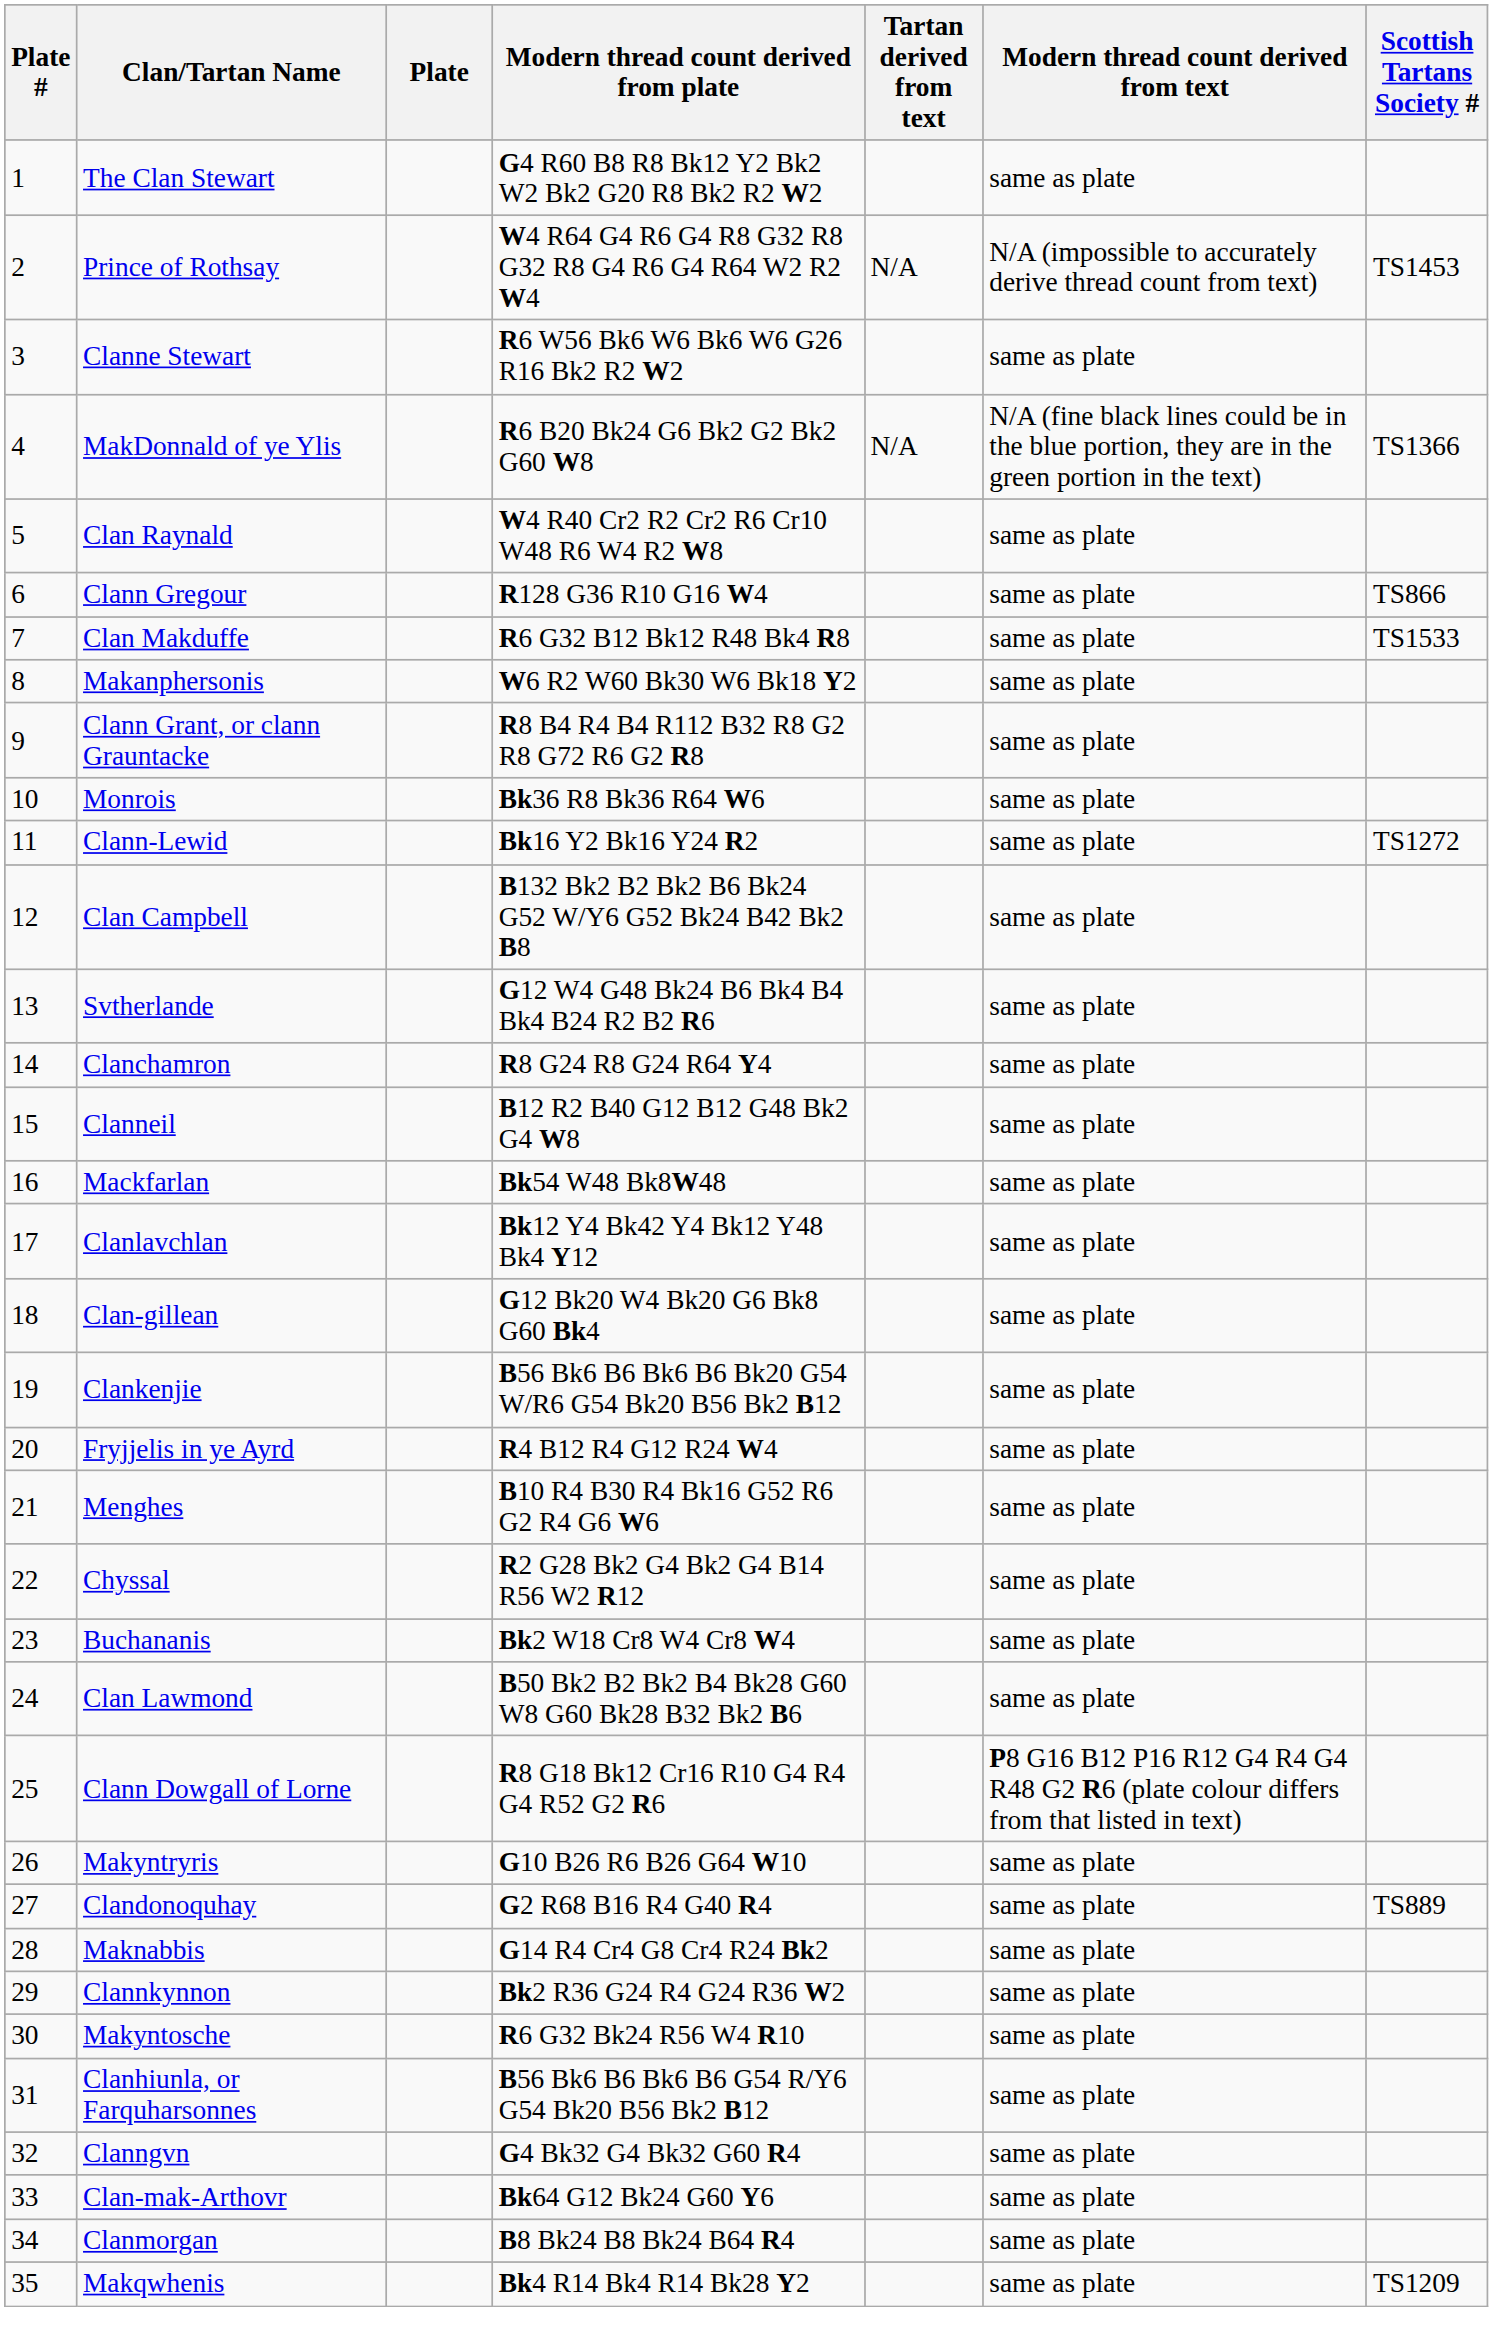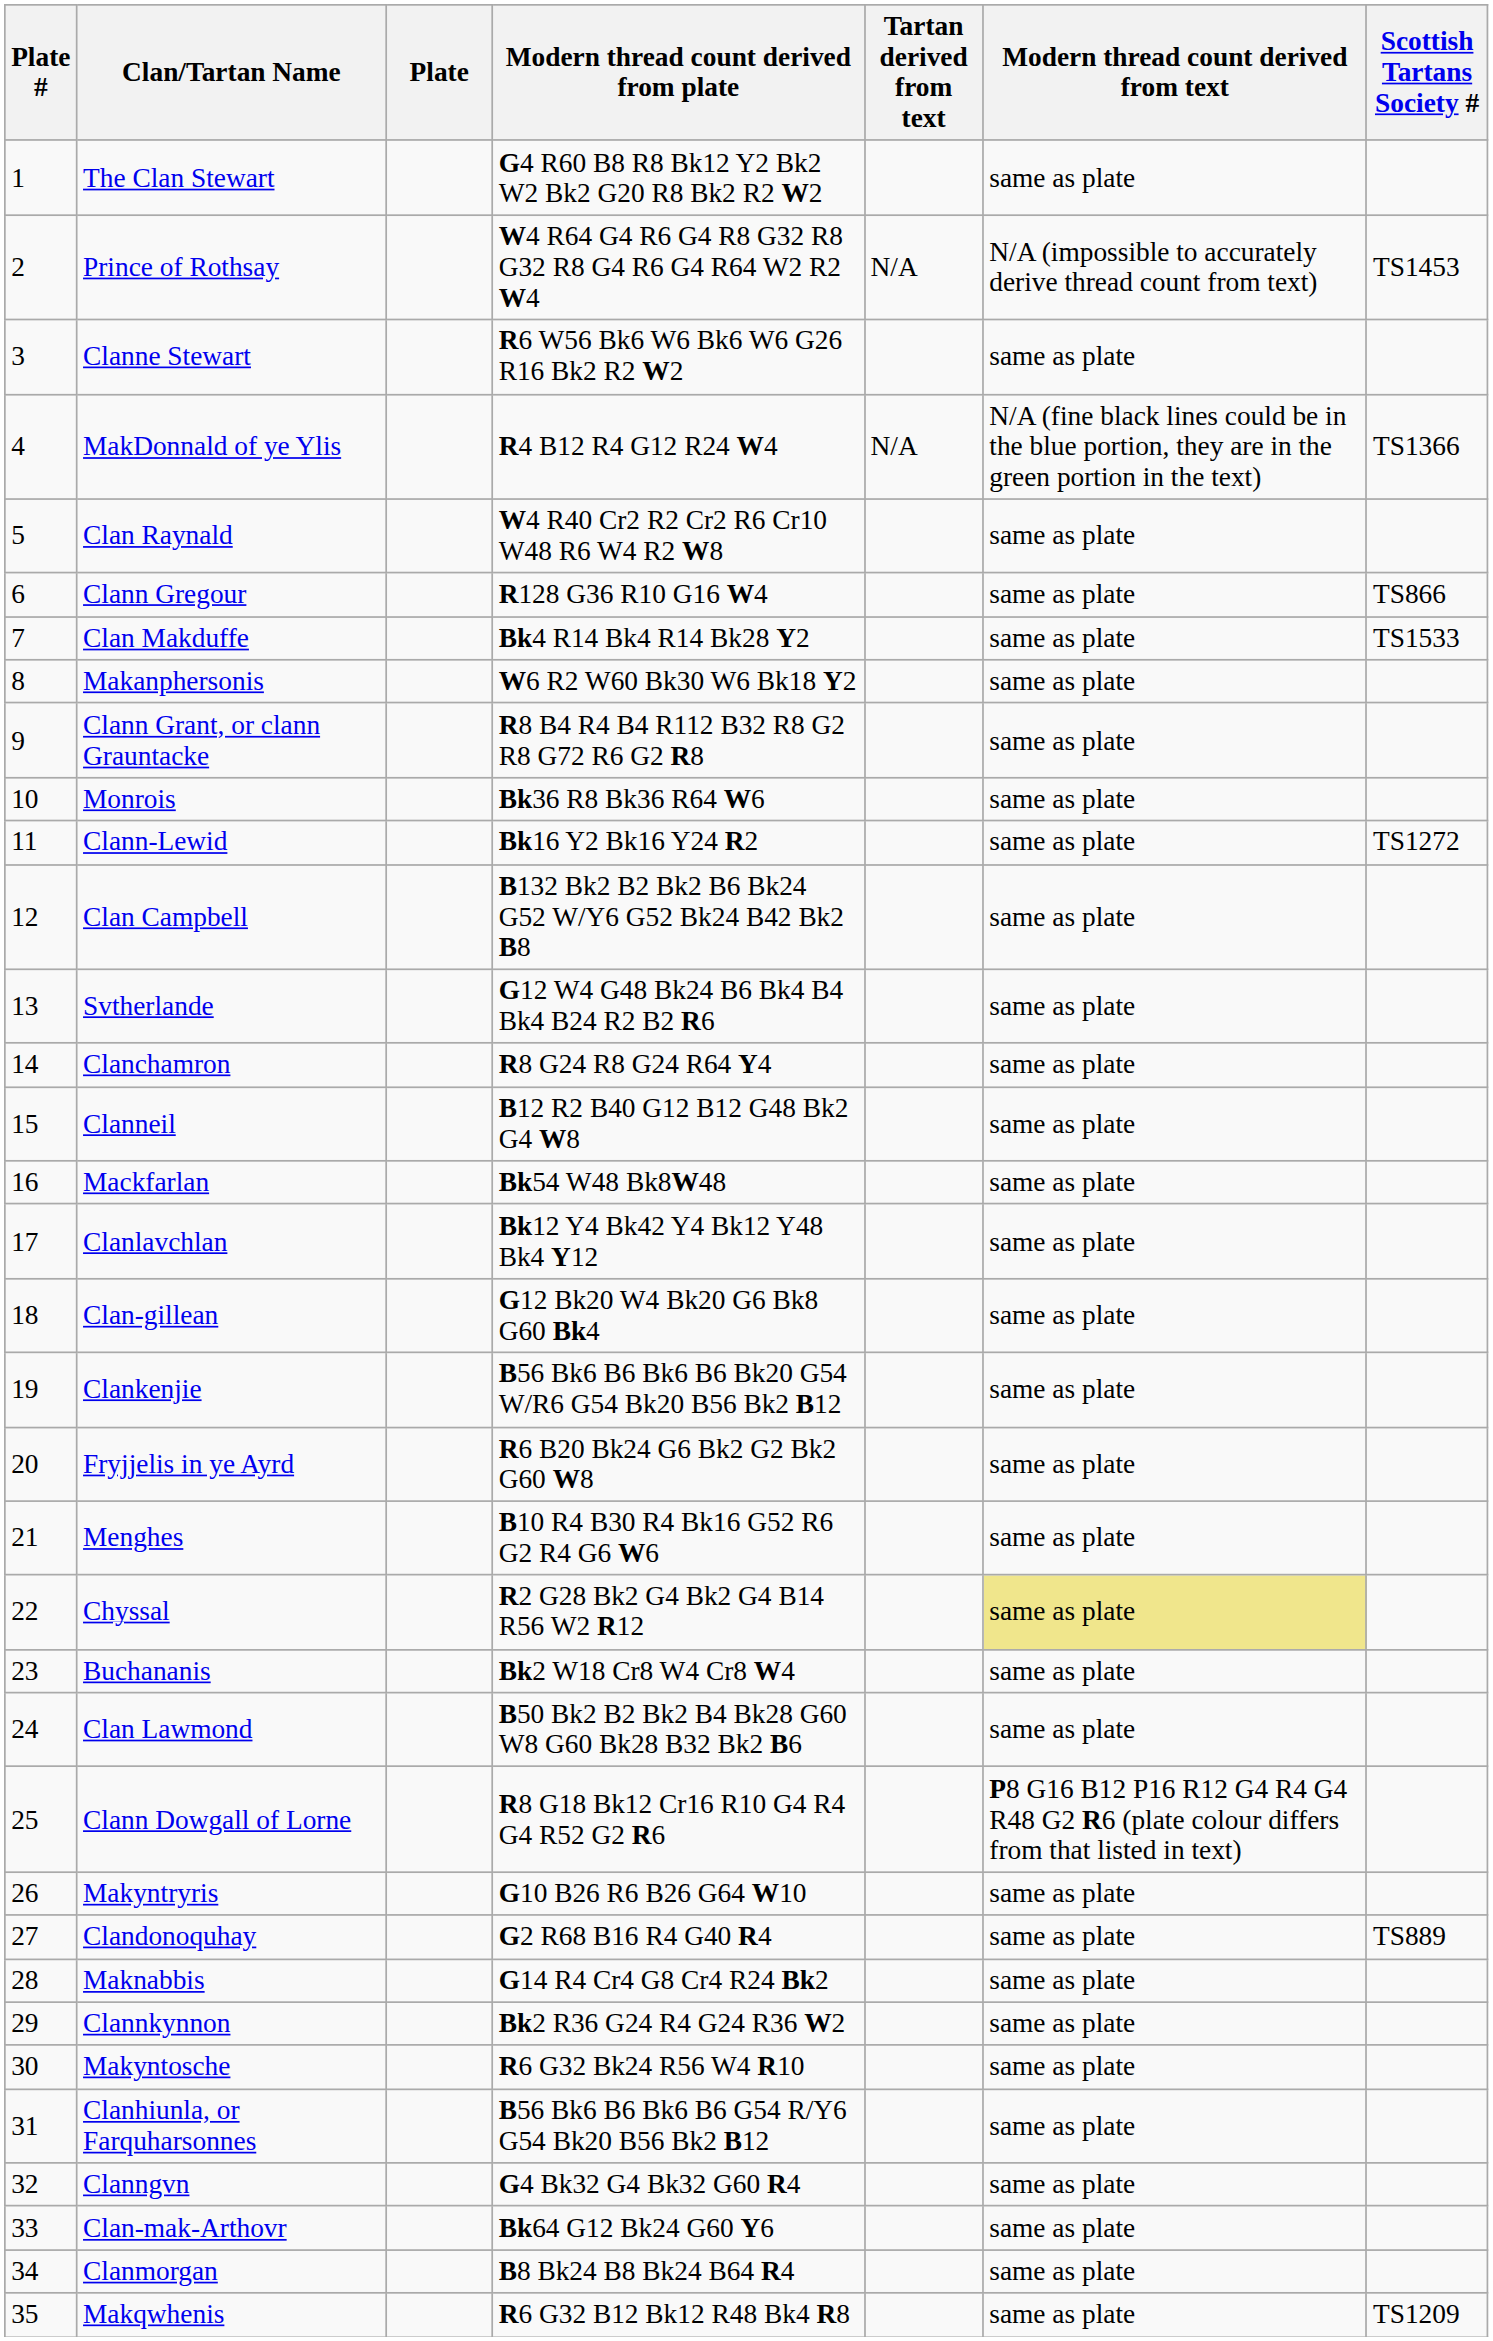(667, 446) R6 B20 Bk24 G6 Bk2 G2 Bk2 G60 W8 -> (638, 446) R4 B12 R4 G12 R24 W4
(674, 637) R6 G32 B12 Bk12 R48 Bk4 R8 -> (654, 637) Bk4 R14 Bk4 R14 Bk28 Y2
(638, 1448) R4 B12 R4 G12 R24 W4 -> (667, 1463) R6 B20 Bk24 G6 Bk2 G2 Bk2 G60 W8
(1062, 1581) no background -> (1062, 1611) khaki background
(654, 2283) Bk4 R14 Bk4 R14 Bk28 Y2 -> (674, 2314) R6 G32 B12 Bk12 R48 Bk4 R8
